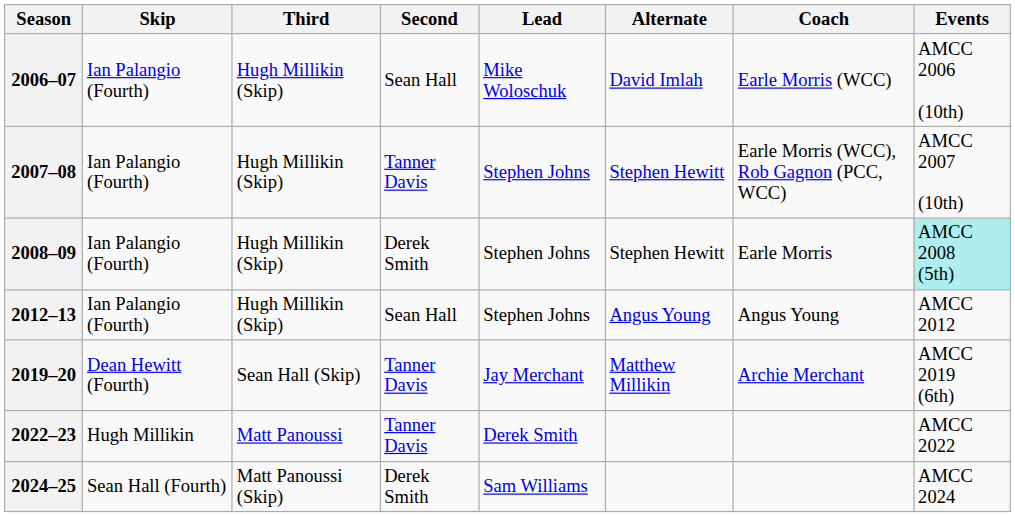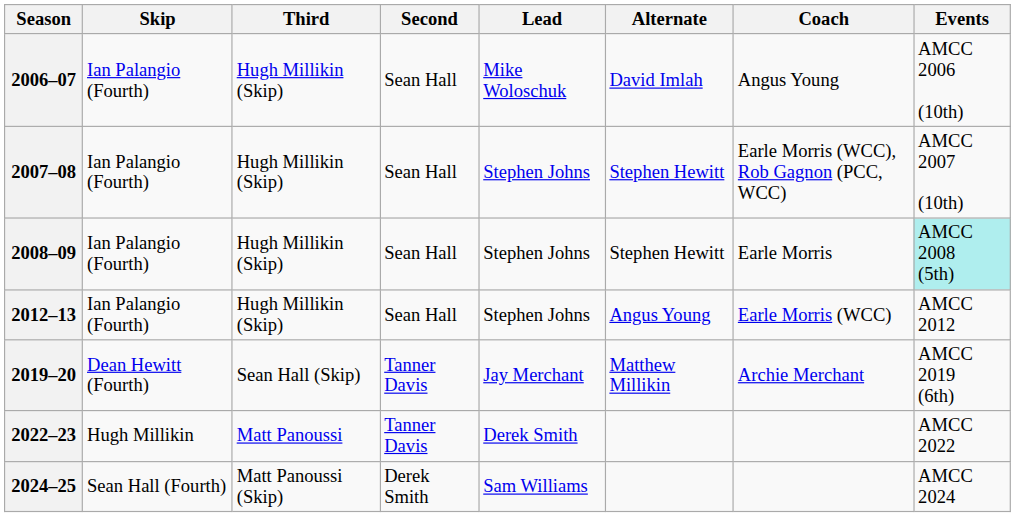(815, 79) Earle Morris (WCC) -> (788, 79) Angus Young
(410, 172) Tanner Davis -> (421, 172) Sean Hall
(407, 253) Derek Smith -> (421, 253) Sean Hall
(788, 314) Angus Young -> (815, 314) Earle Morris (WCC)
